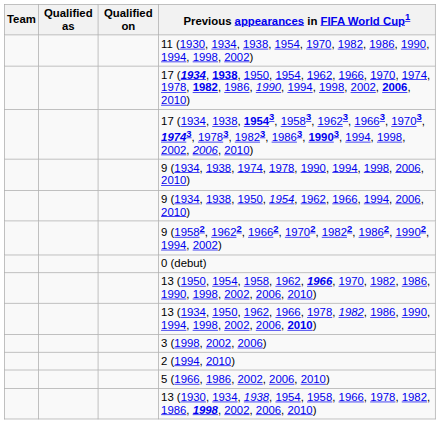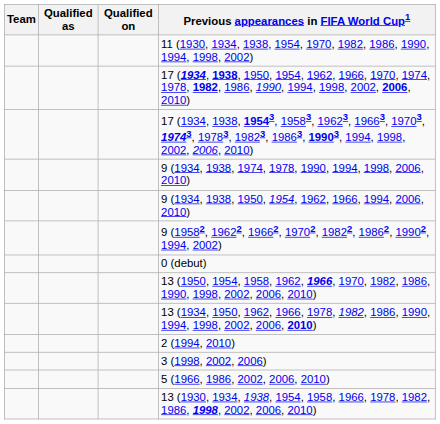rows swapped: (198, 361) <-> (214, 343)
